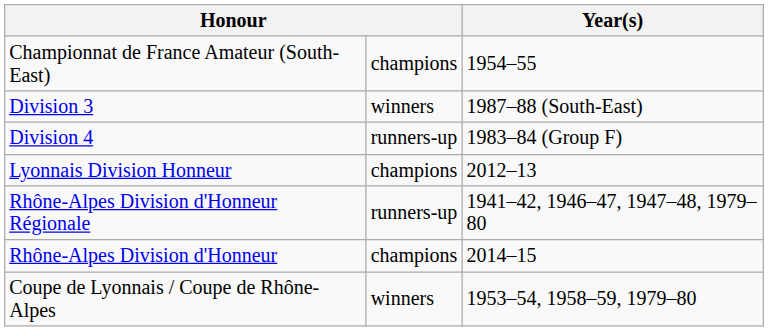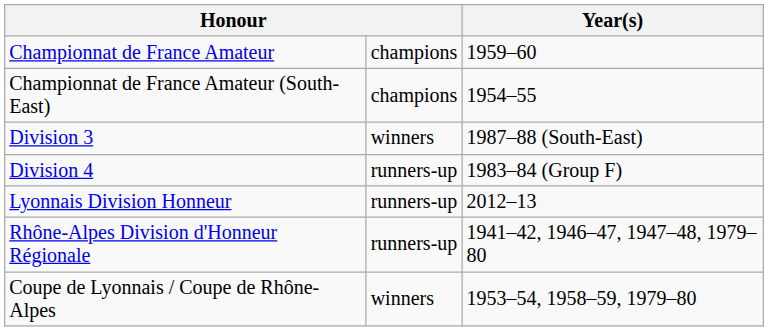+ row: (142, 52)
(414, 169) champions -> (414, 201) runners-up
- row: (143, 255)
